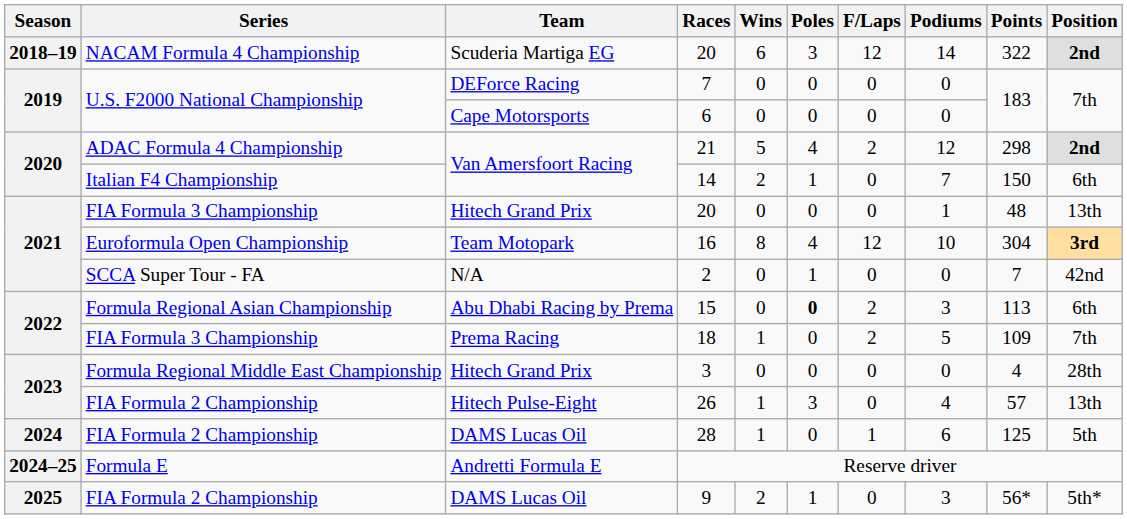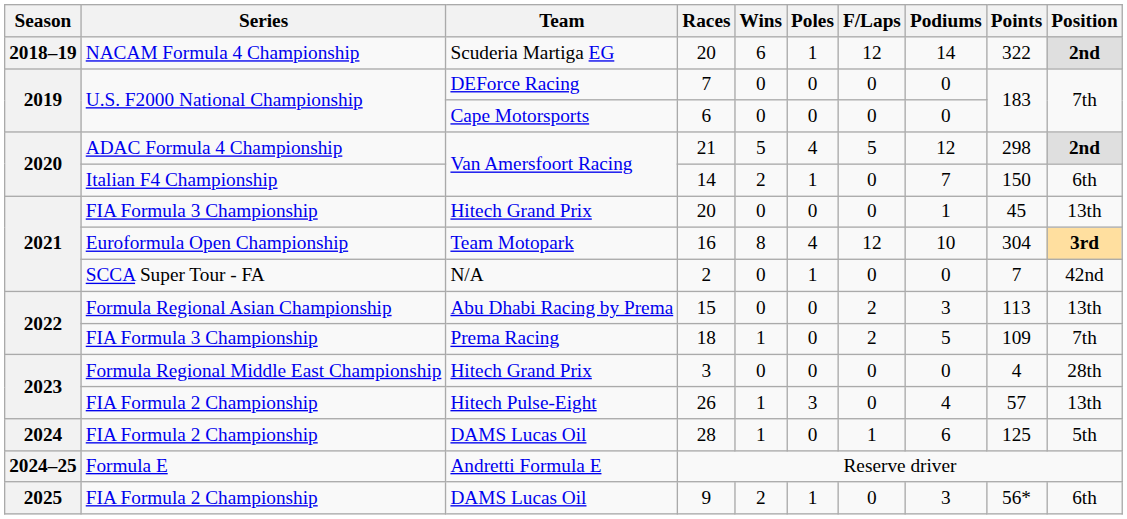(813, 52) 3 -> (813, 52) 1
(872, 148) 2 -> (872, 148) 5
(1016, 211) 48 -> (1016, 211) 45
(813, 307) bold -> (813, 307) normal
(1084, 307) 6th -> (1084, 307) 13th
(1084, 498) 5th* -> (1084, 498) 6th
